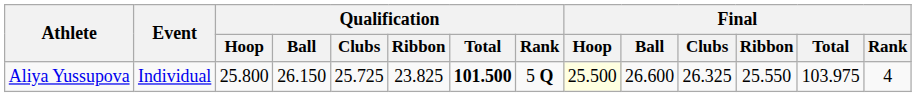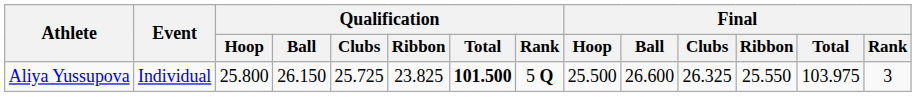(592, 76) lightyellow background -> (592, 76) no background
(888, 76) 4 -> (888, 76) 3
